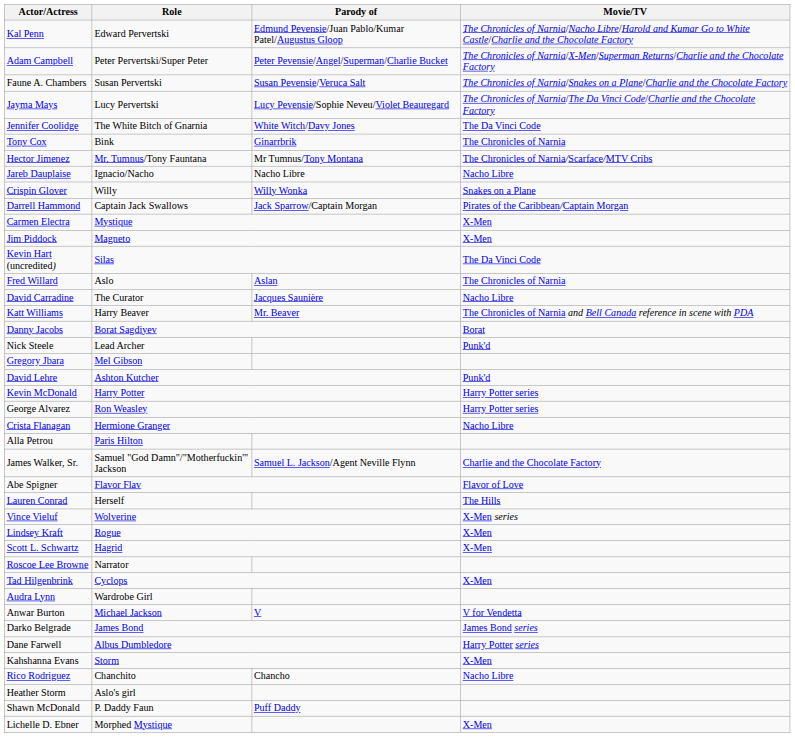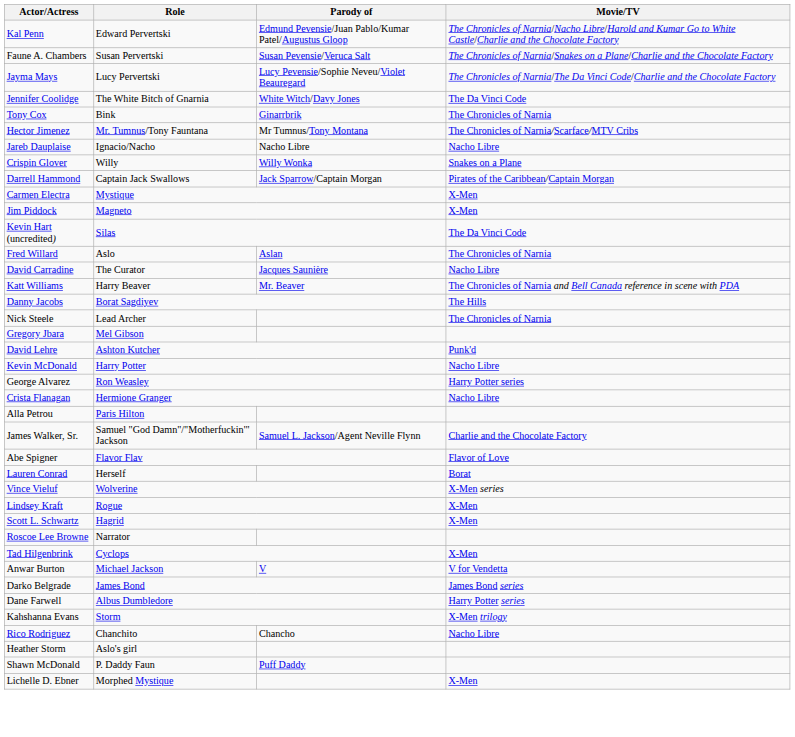- row: (40, 61)
(474, 329) Borat -> (467, 302) The Hills
(477, 345) Punk'd -> (500, 318) The Chronicles of Narnia
(501, 393) Harry Potter series -> (474, 366) Nacho Libre
(482, 500) The Hills -> (460, 473) Borat
- row: (31, 596)
(477, 660) X-Men -> (478, 617) X-Men trilogy
